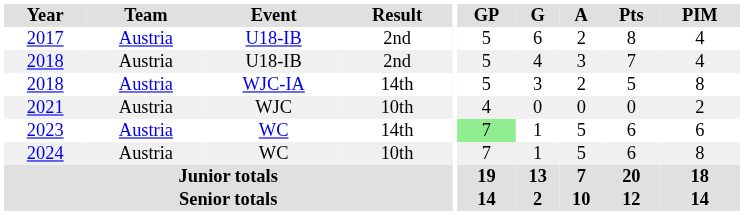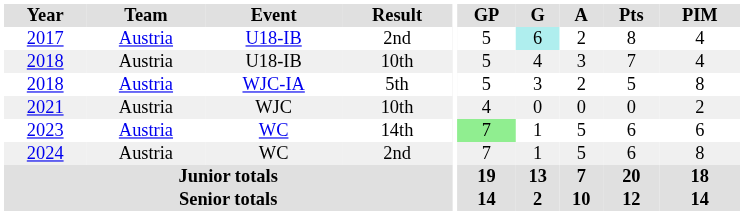(538, 38) no background -> (538, 38) paleturquoise background
(397, 61) 2nd -> (397, 61) 10th
(397, 84) 14th -> (397, 84) 5th
(397, 153) 10th -> (397, 153) 2nd
